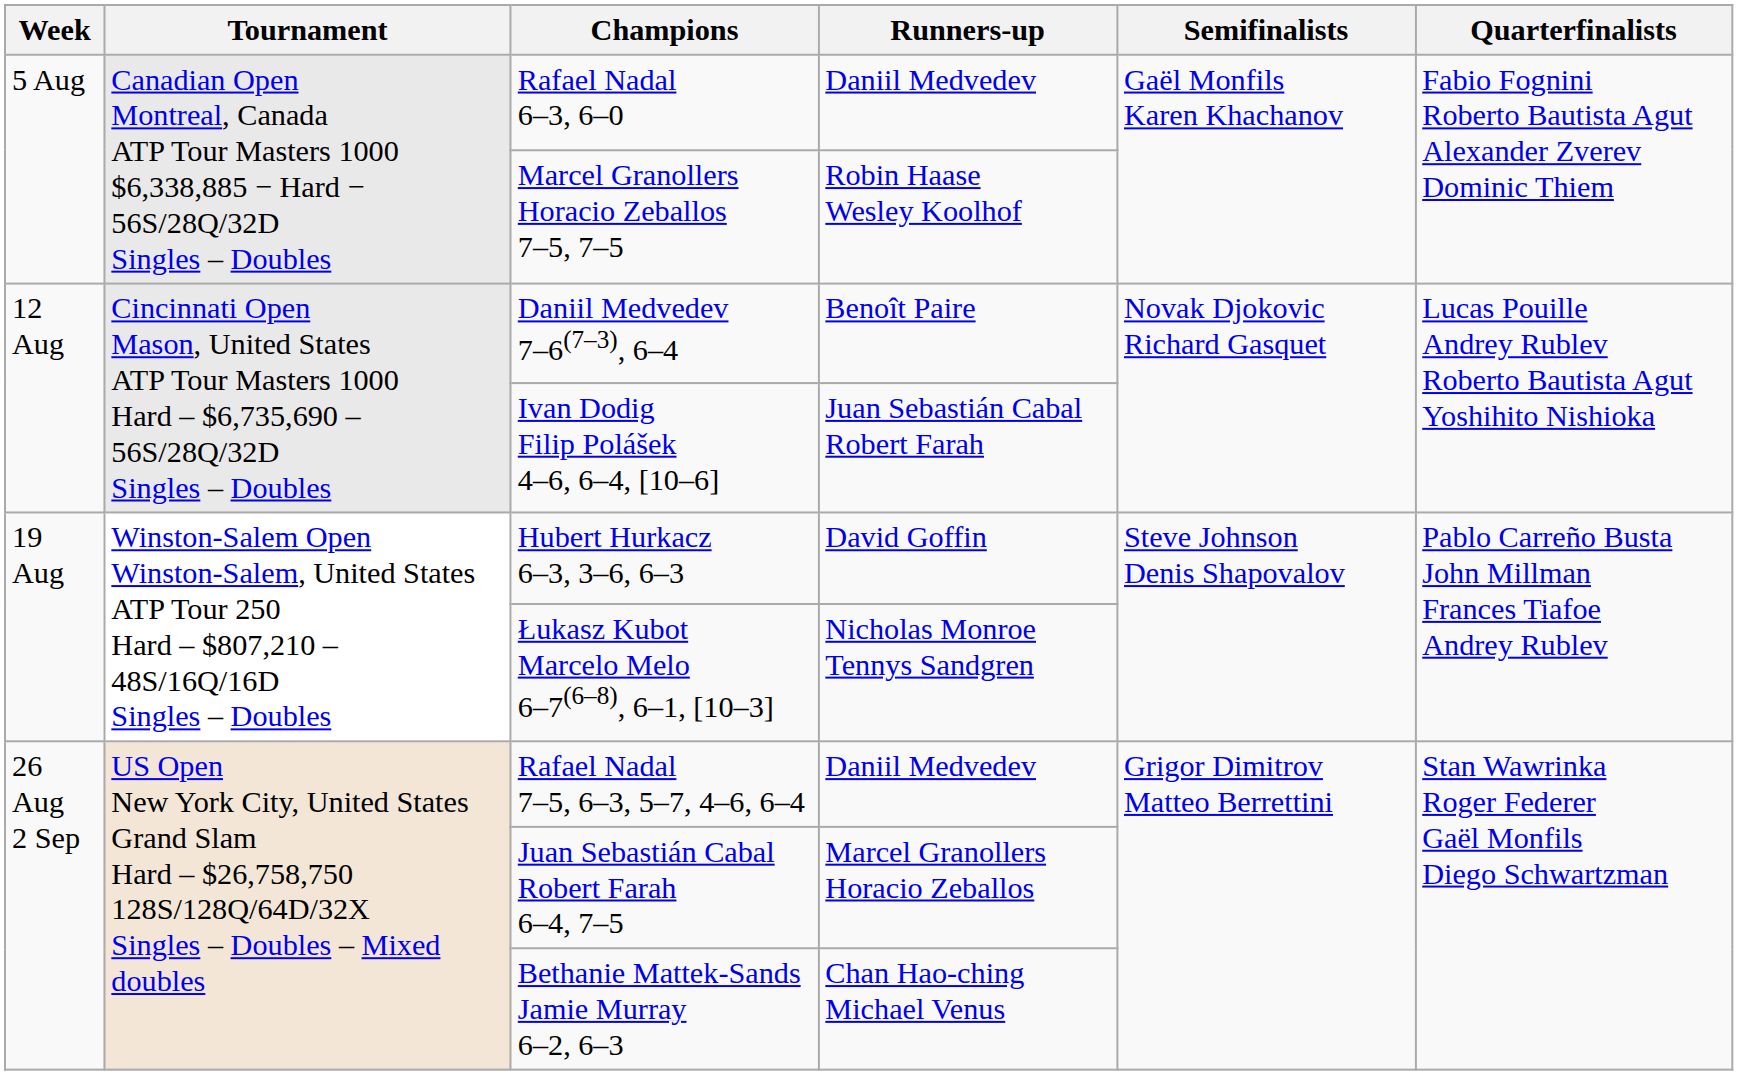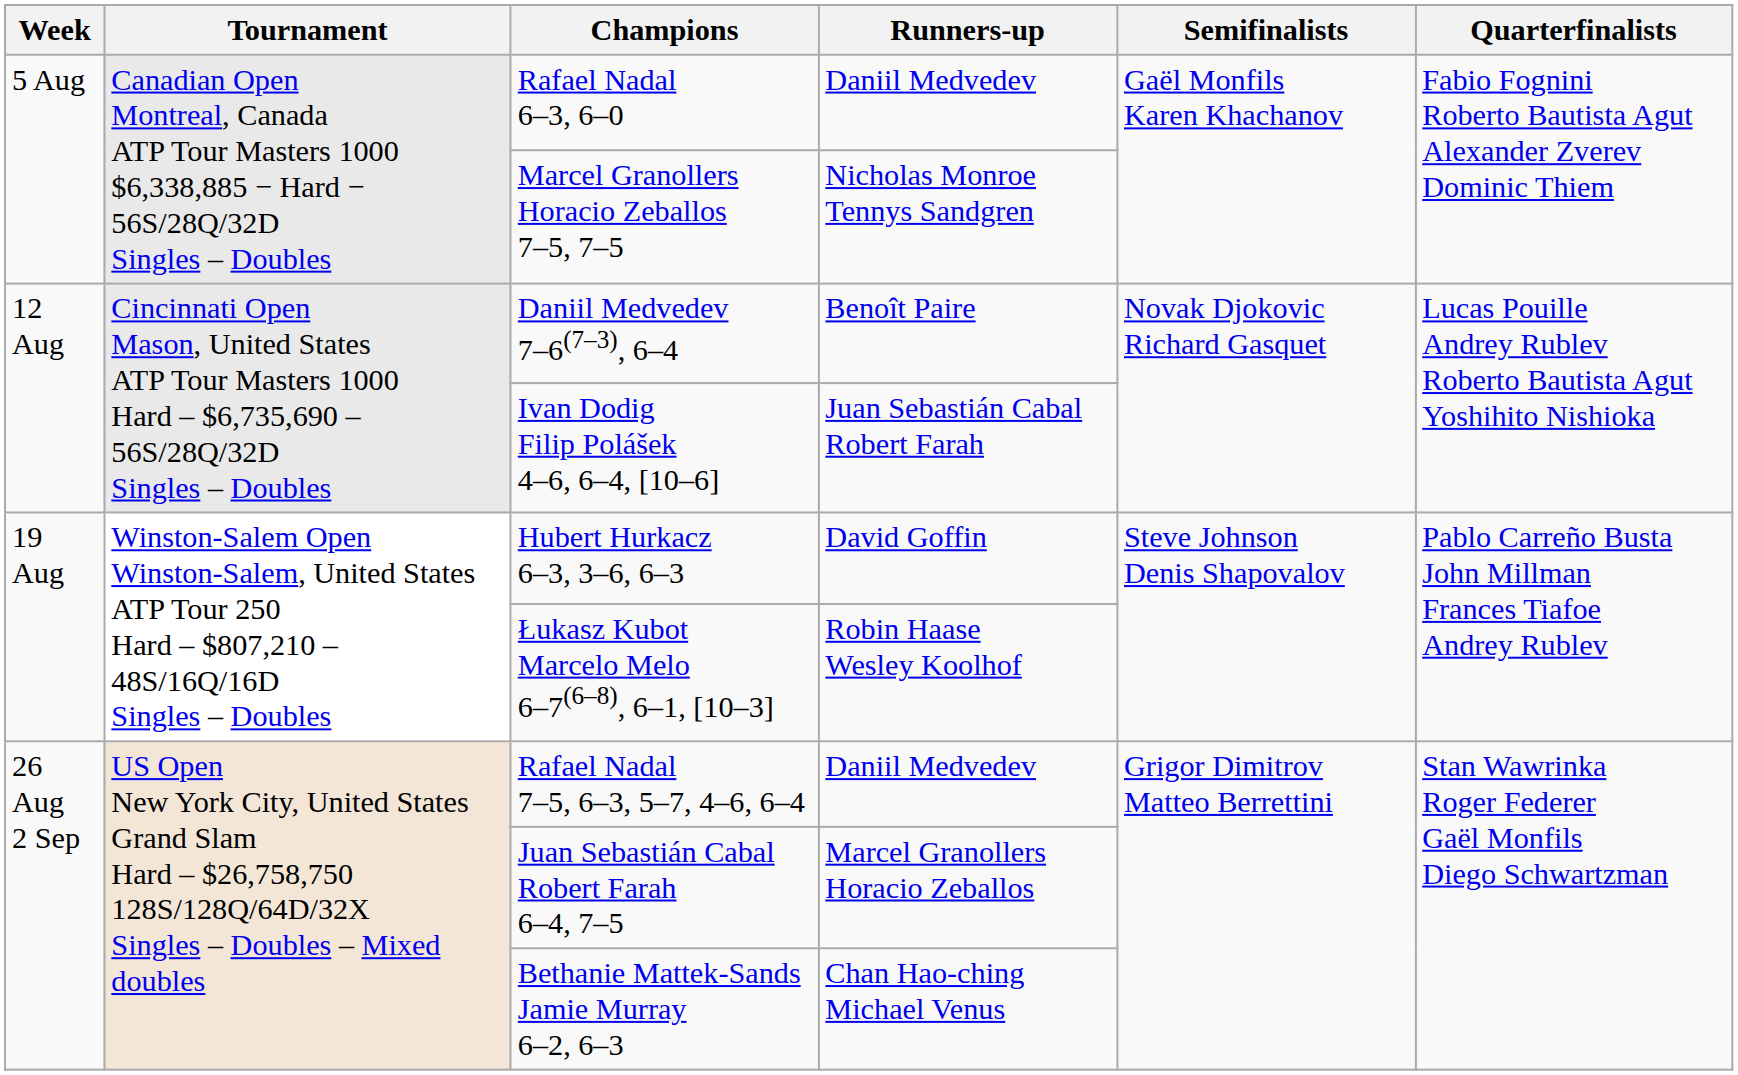(924, 192) Robin Haase Wesley Koolhof -> (931, 192) Nicholas Monroe Tennys Sandgren
(931, 647) Nicholas Monroe Tennys Sandgren -> (924, 647) Robin Haase Wesley Koolhof
